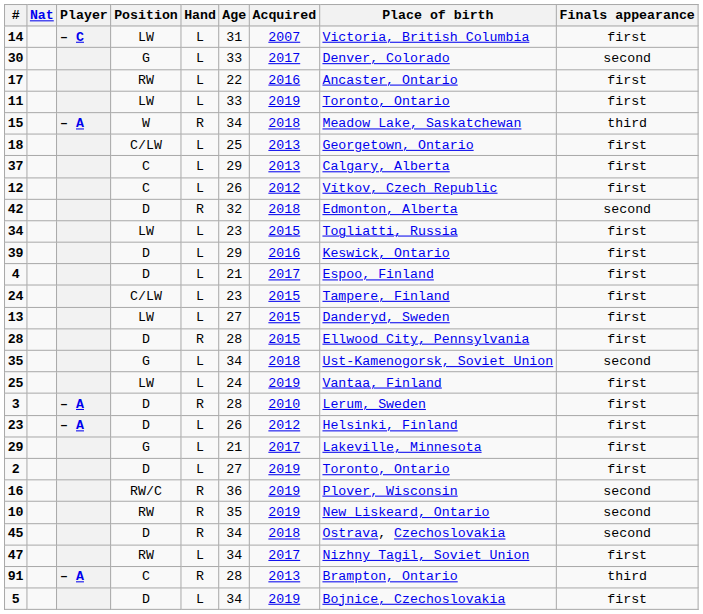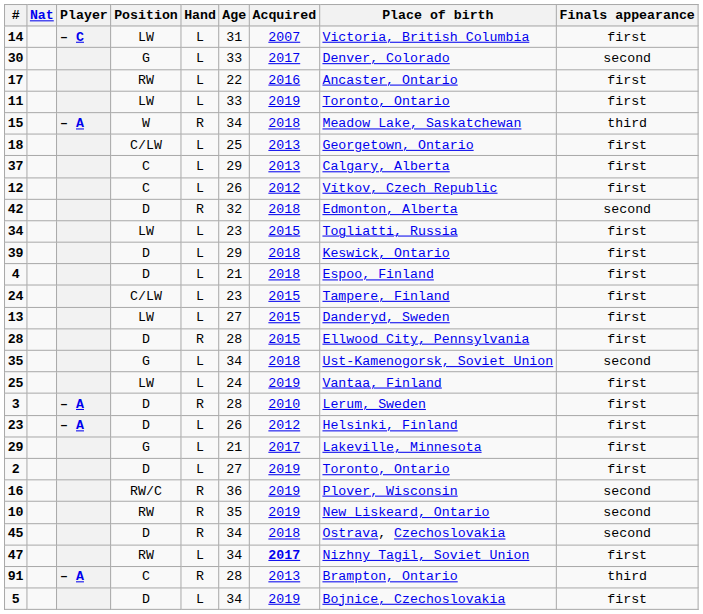(284, 253) 2016 -> (284, 253) 2018
(284, 275) 2017 -> (284, 275) 2018
(284, 556) normal -> (284, 556) bold
